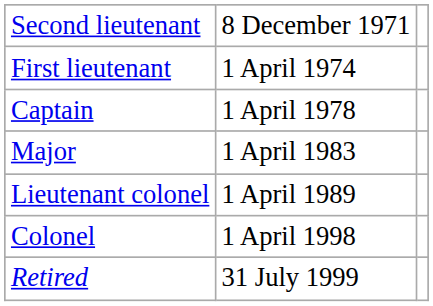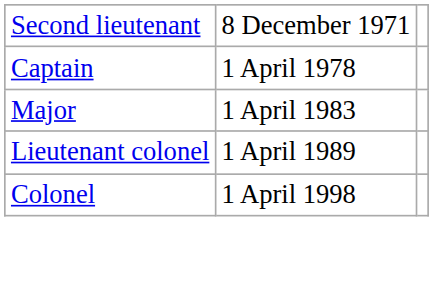- row: (91, 67)
- row: (50, 278)
